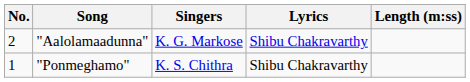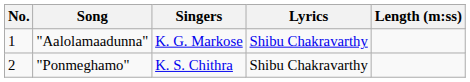(12, 41) 2 -> (12, 41) 1
(12, 65) 1 -> (12, 65) 2
